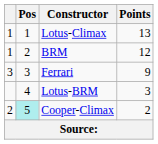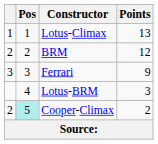(10, 52) 1 -> (10, 52) 2
